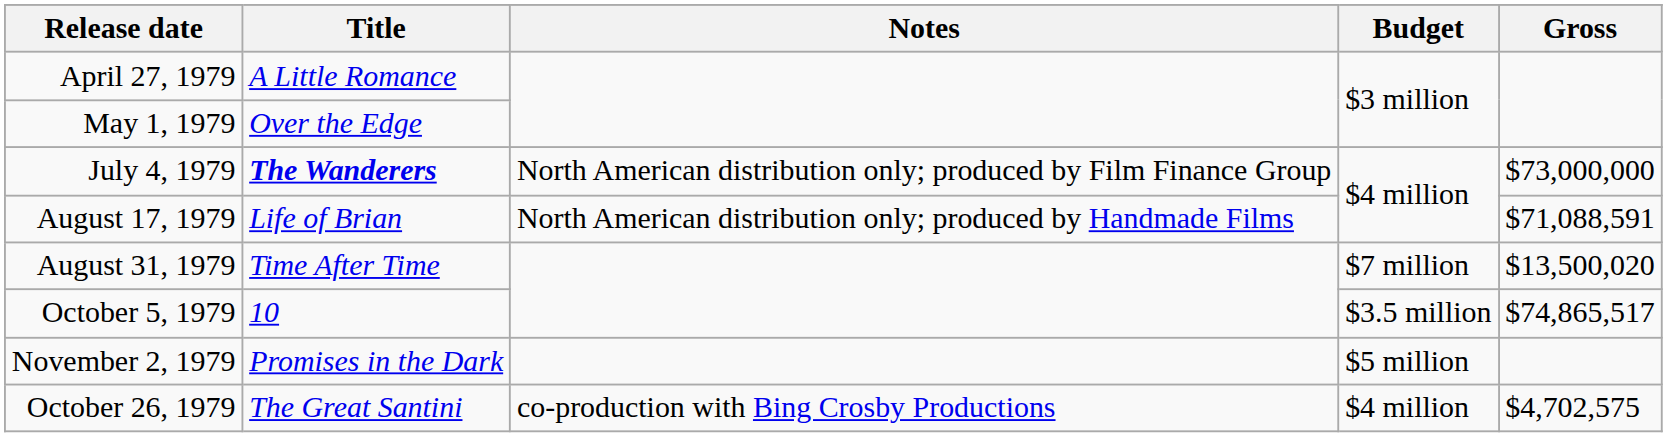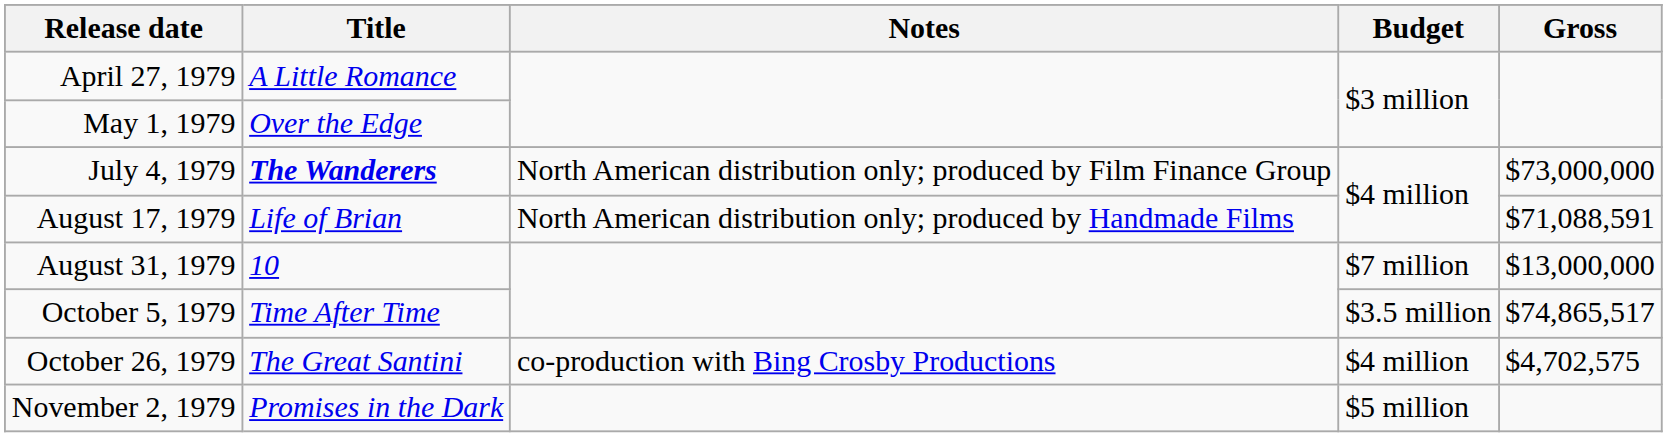(344, 265) Time After Time -> (264, 265) 10
(1580, 265) $13,500,020 -> (1580, 265) $13,000,000
(264, 312) 10 -> (344, 312) Time After Time
rows swapped: (131, 407) <-> (124, 360)
